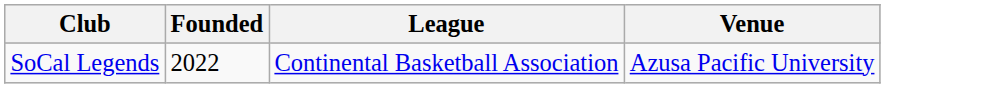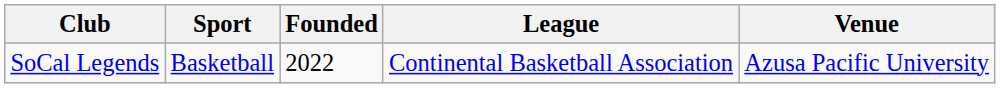+ column: (222, 23)
